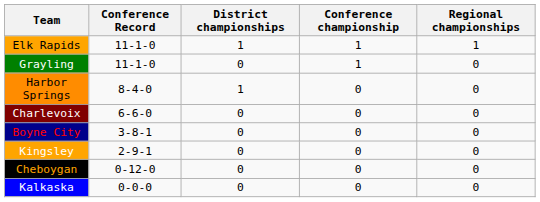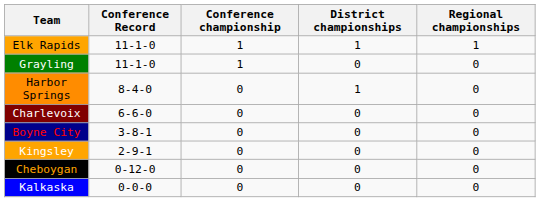columns swapped: (358, 20) <-> (241, 20)
